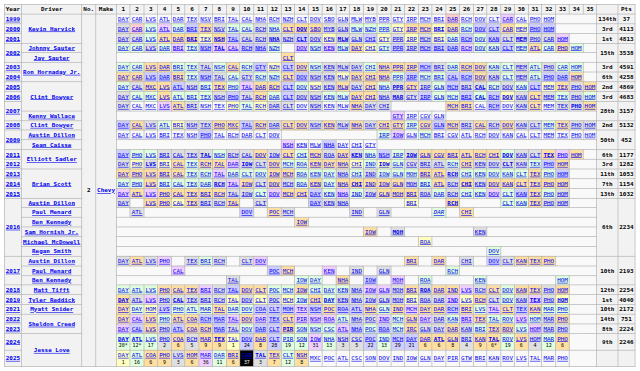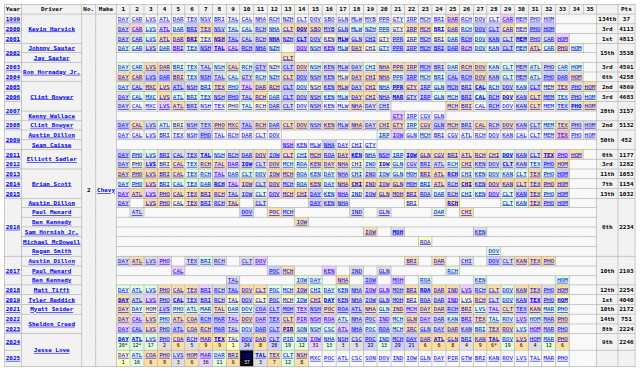(521, 19) CAL -> (521, 19) MEM
(563, 135) no background -> (563, 135) pink background
(247, 154) CAL -> (247, 154) DAR
